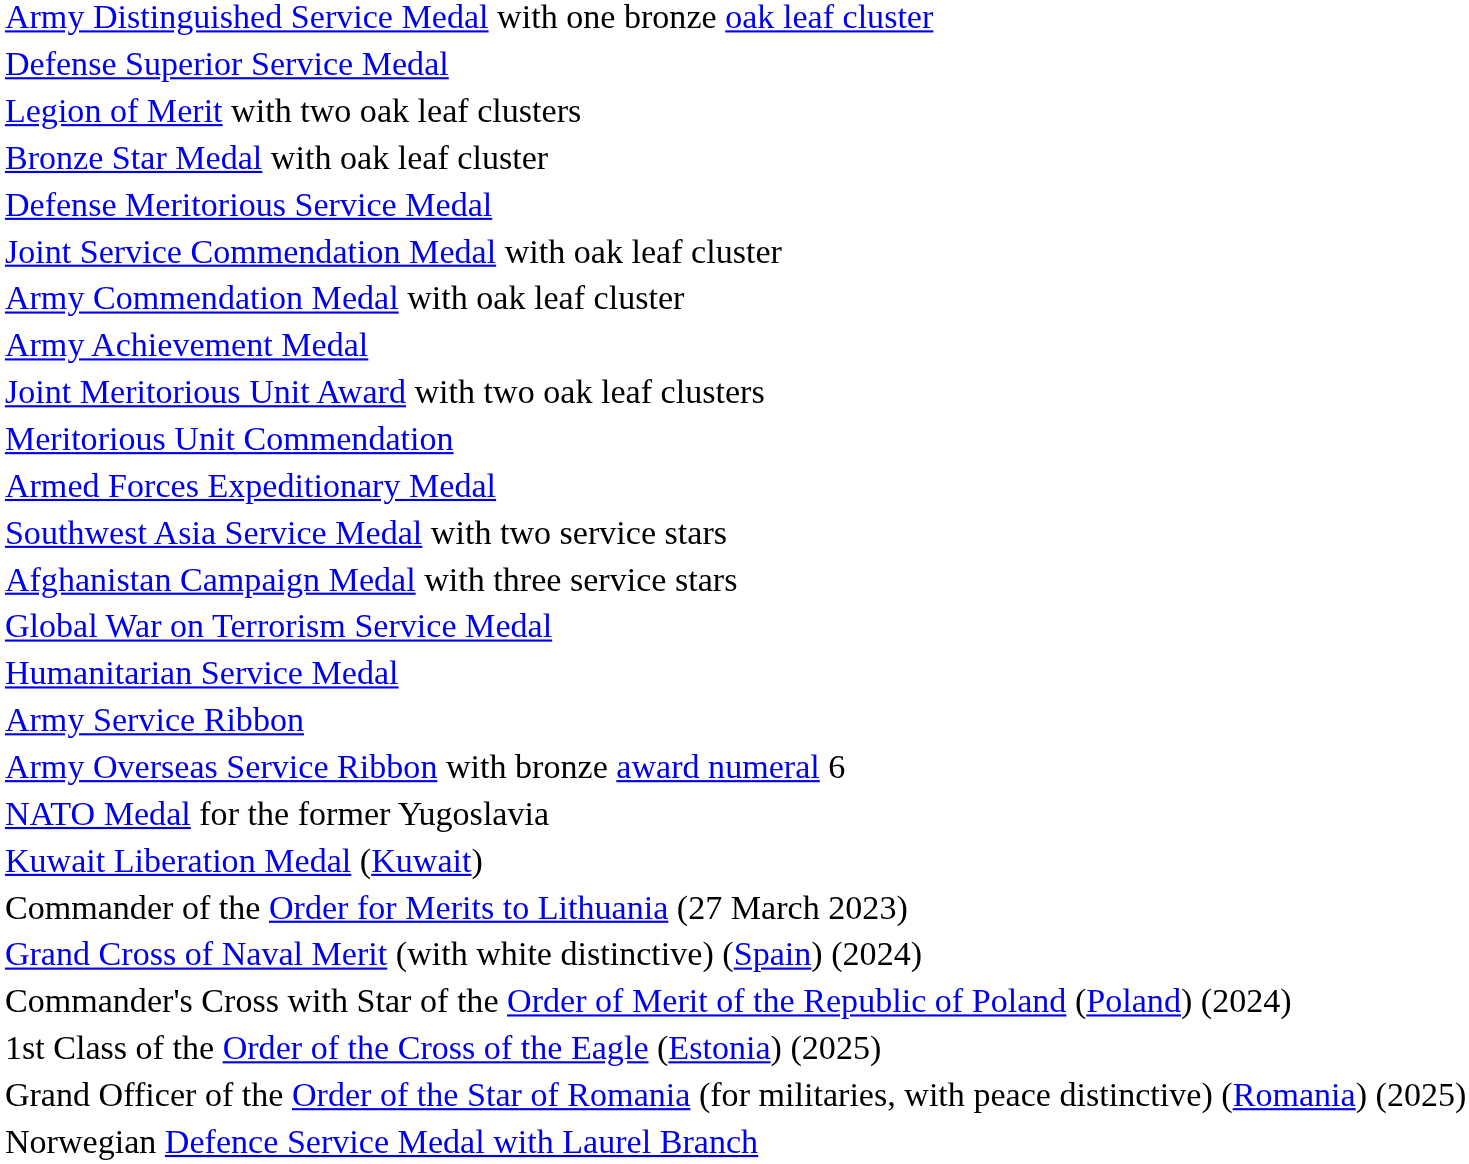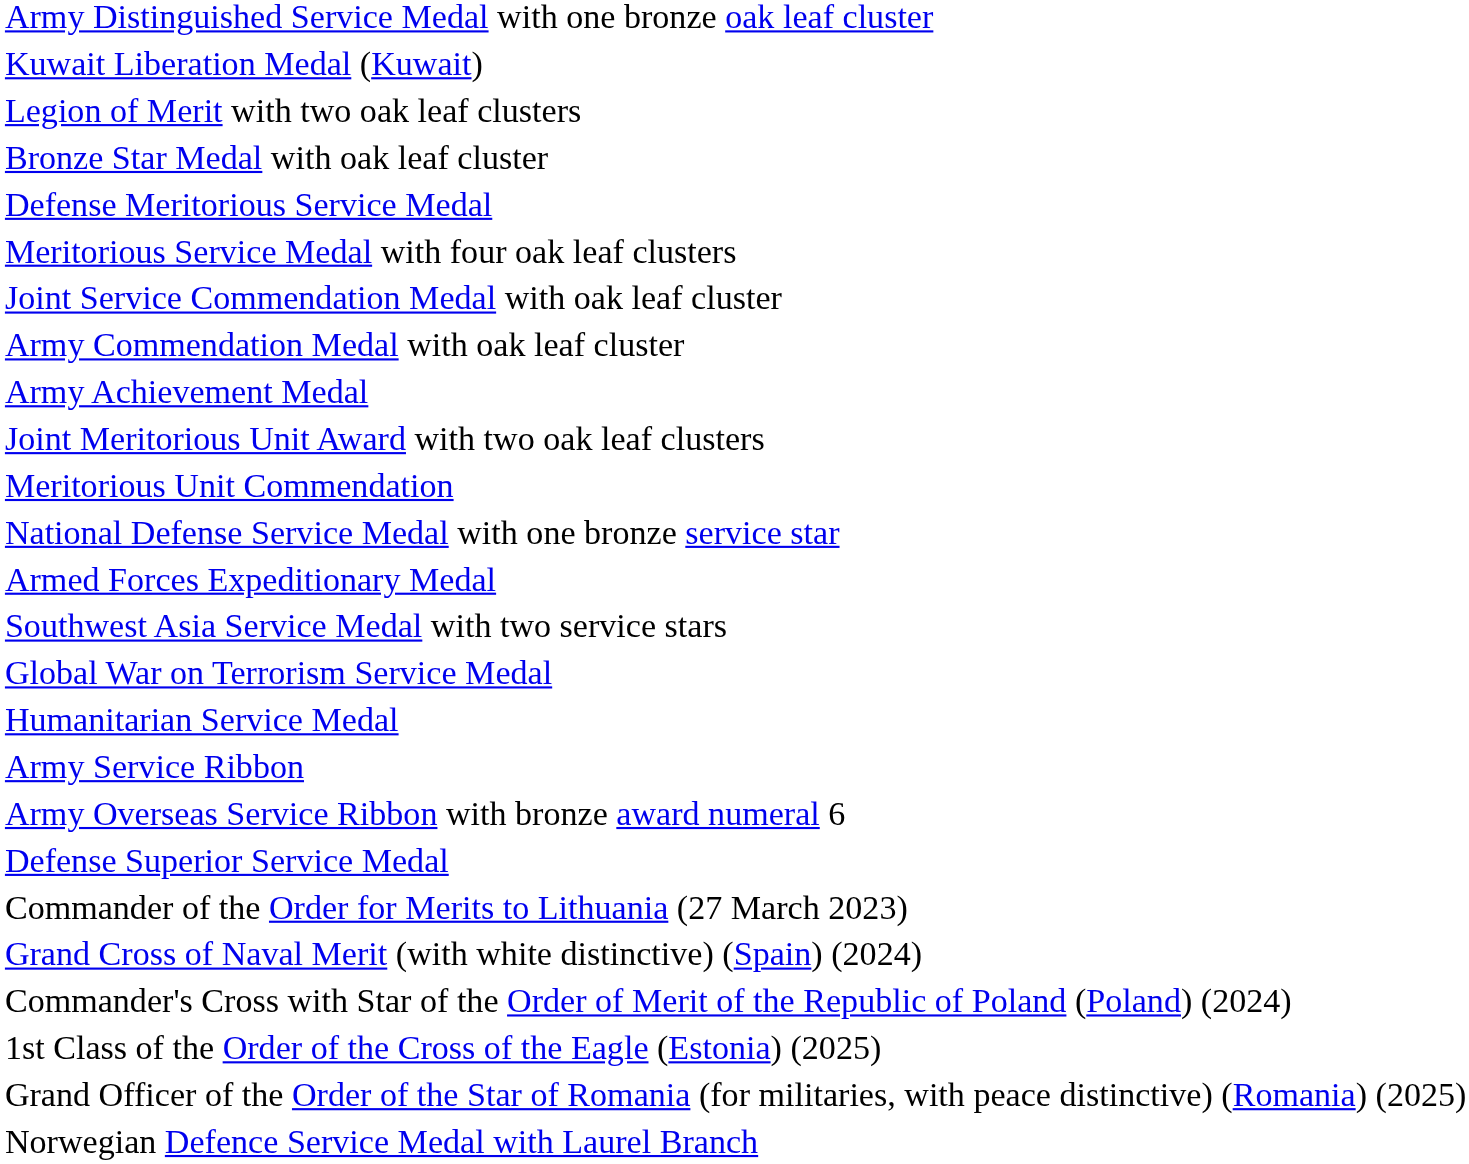rows swapped: (227, 63) <-> (244, 860)
+ row: (371, 251)
+ row: (422, 532)
- row: (371, 579)
- row: (277, 813)
